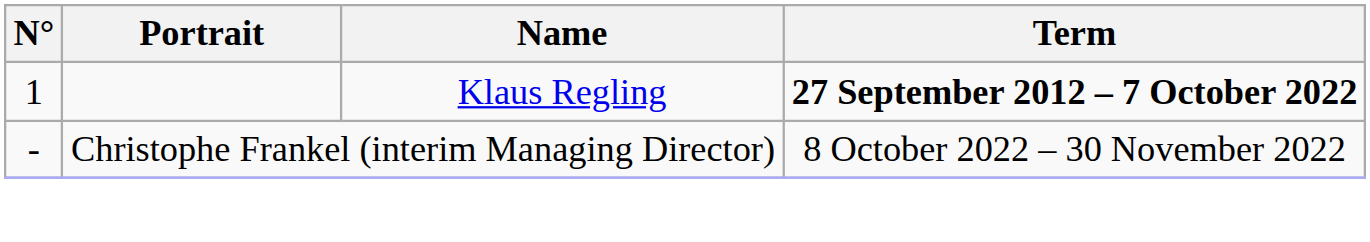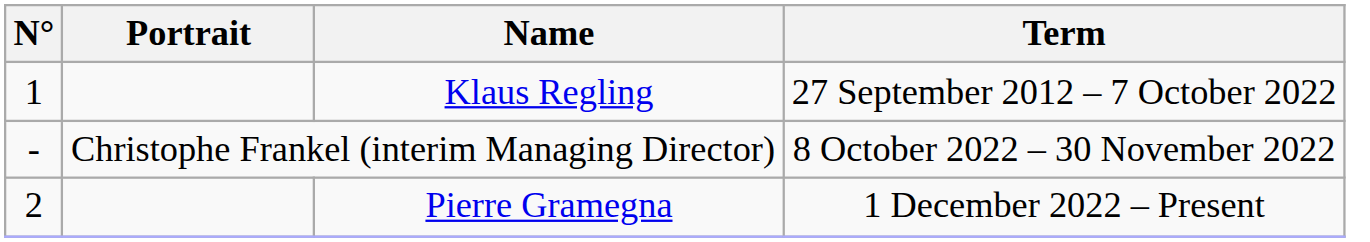(1075, 90) bold -> (1064, 90) normal
+ row: (549, 206)
